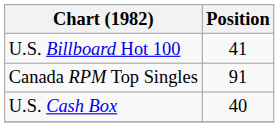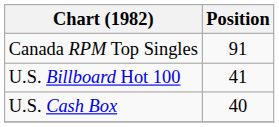rows swapped: (103, 77) <-> (95, 48)
